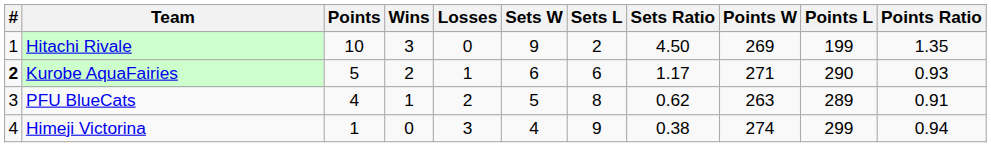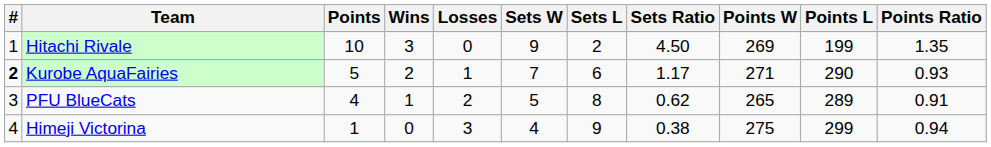(534, 73) 6 -> (534, 73) 7
(760, 100) 263 -> (760, 100) 265
(760, 127) 274 -> (760, 127) 275
